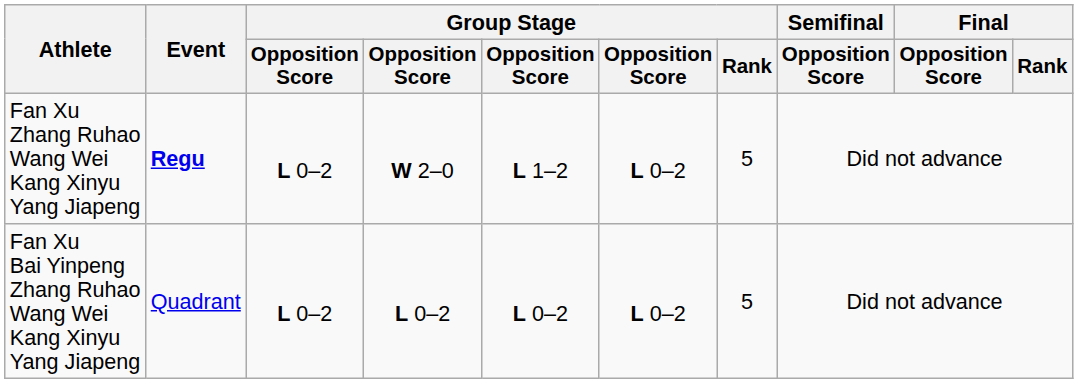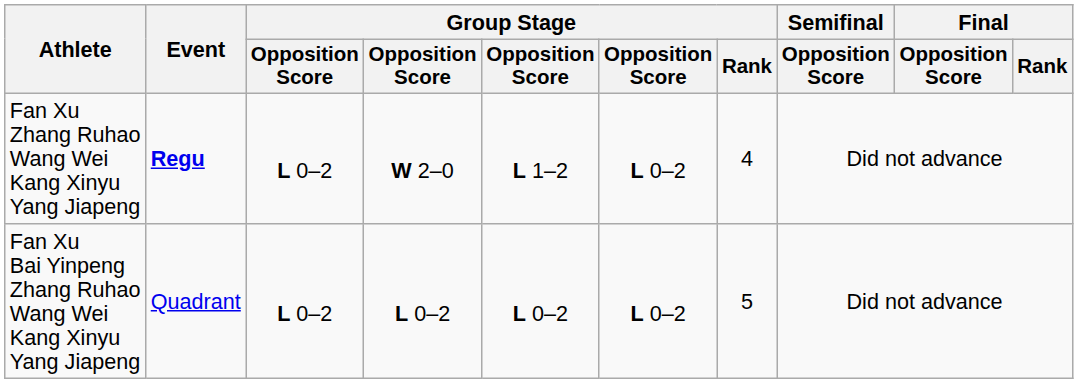(747, 159) 5 -> (747, 159) 4
